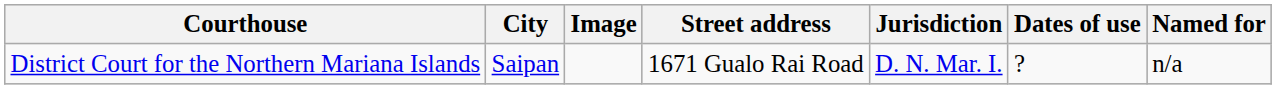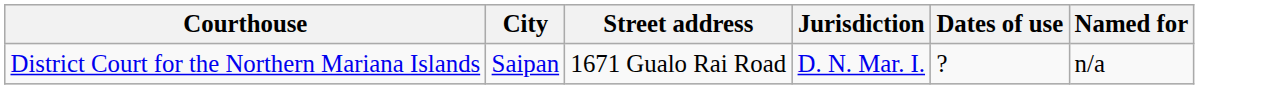- column: (604, 24)
